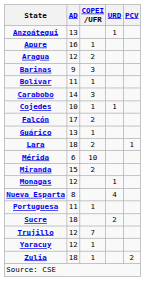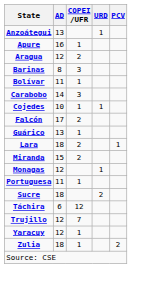(73, 70) 9 -> (60, 70) 8
- row: (36, 157)
- row: (36, 195)
+ row: (29, 207)
